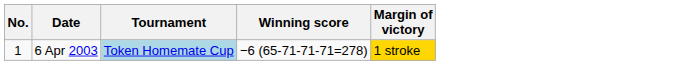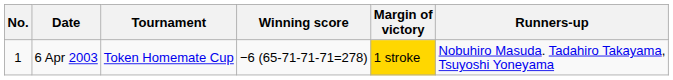+ column: (552, 22)
(169, 50) lightblue background -> (169, 58) no background
